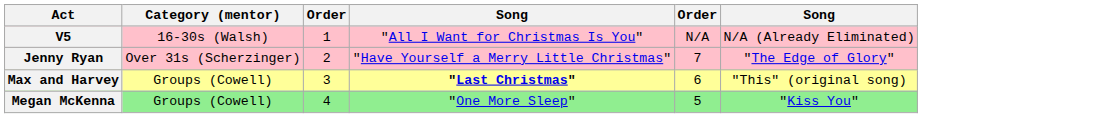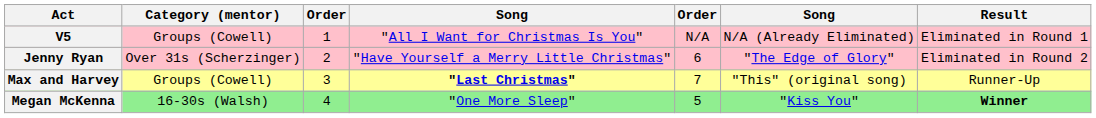+ column: (1004, 15)
(213, 37) 16-30s (Walsh) -> (213, 37) Groups (Cowell)
(697, 59) 7 -> (697, 59) 6
(697, 80) 6 -> (697, 80) 7
(213, 102) Groups (Cowell) -> (213, 102) 16-30s (Walsh)
